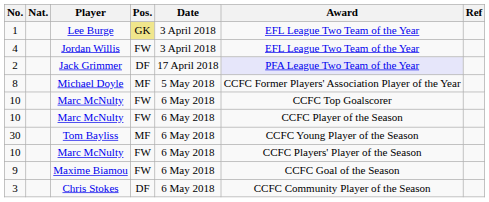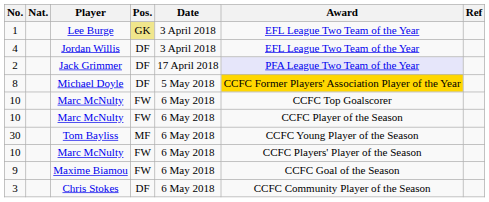(143, 48) FW -> (143, 48) DF
(143, 83) MF -> (143, 83) DF
(342, 83) no background -> (342, 83) gold background
